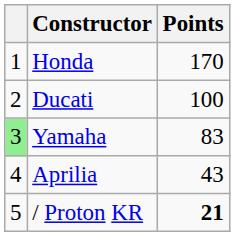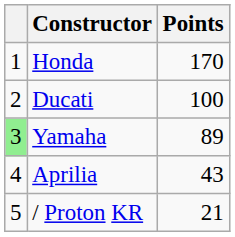(212, 137) 83 -> (212, 137) 89
(212, 212) bold -> (212, 212) normal
